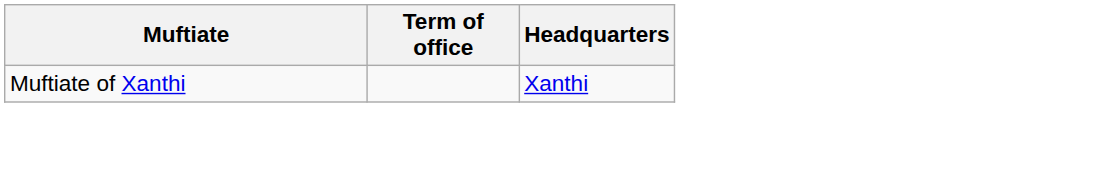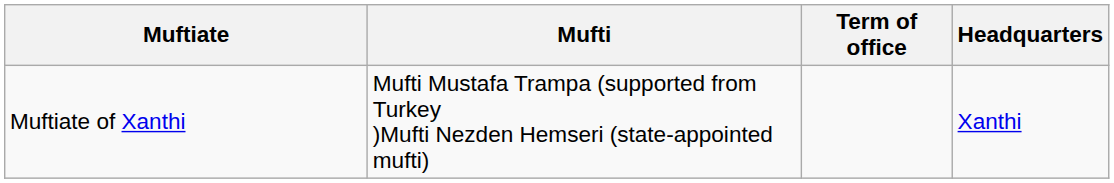+ column: (584, 35)
